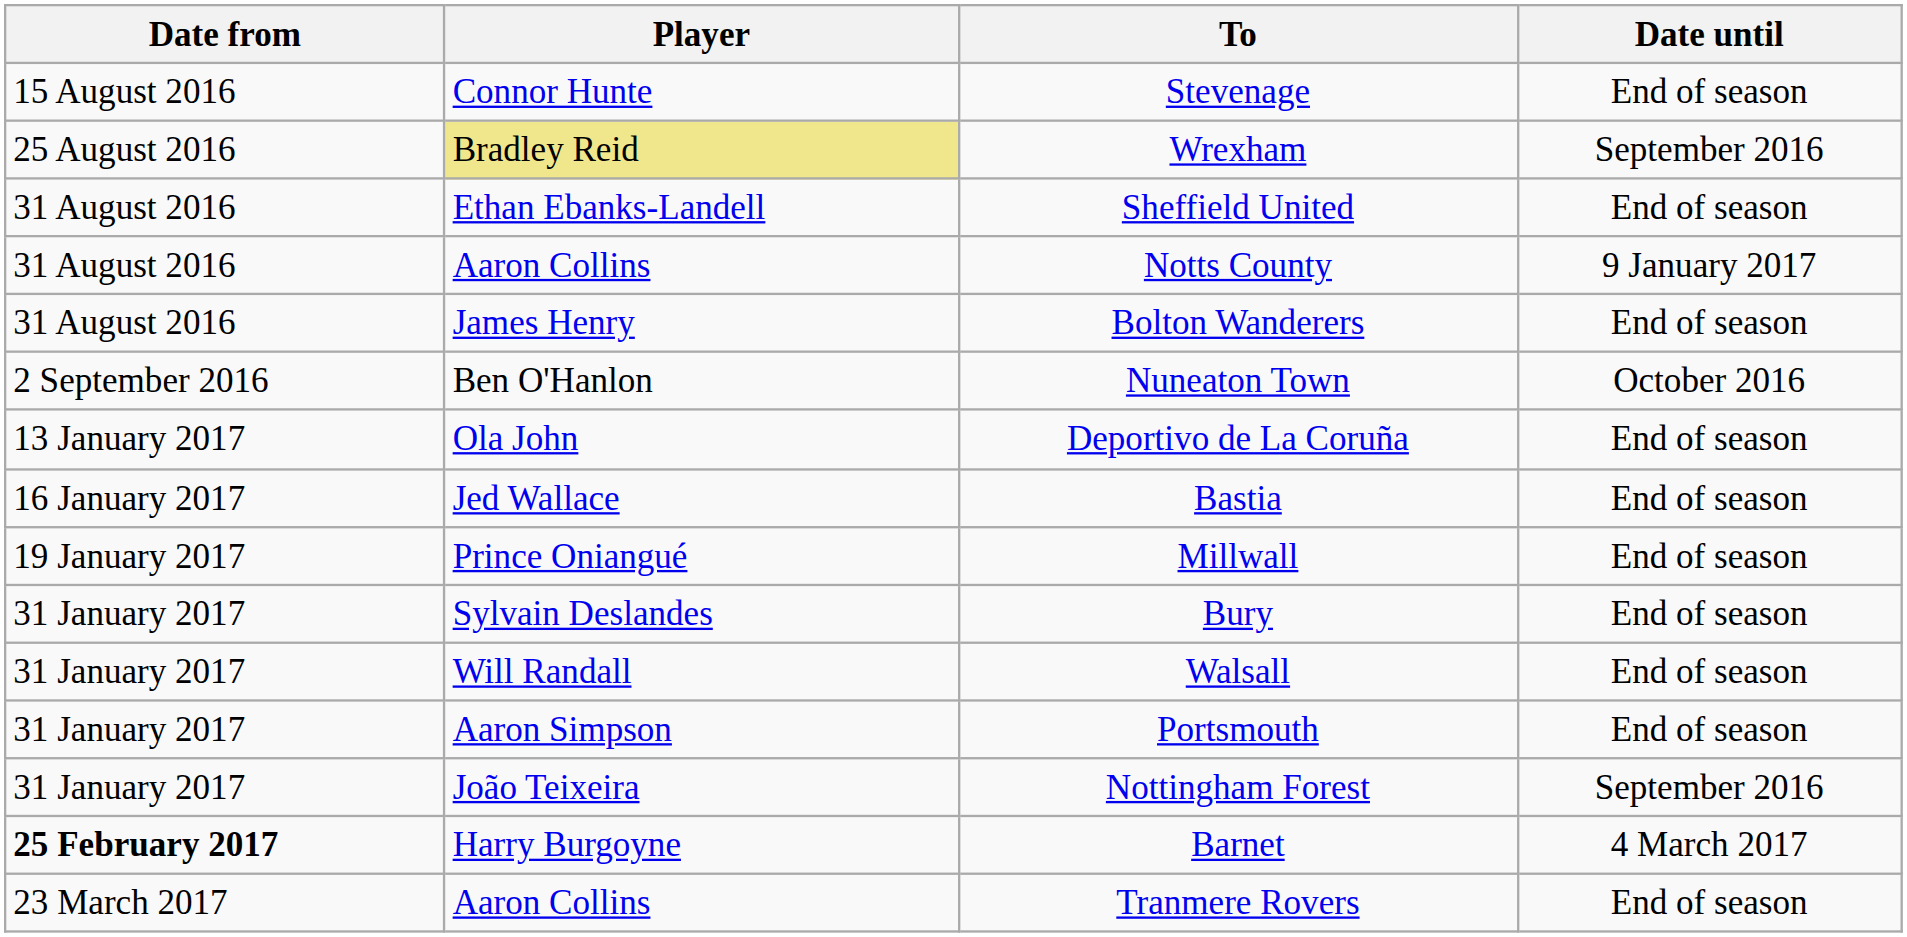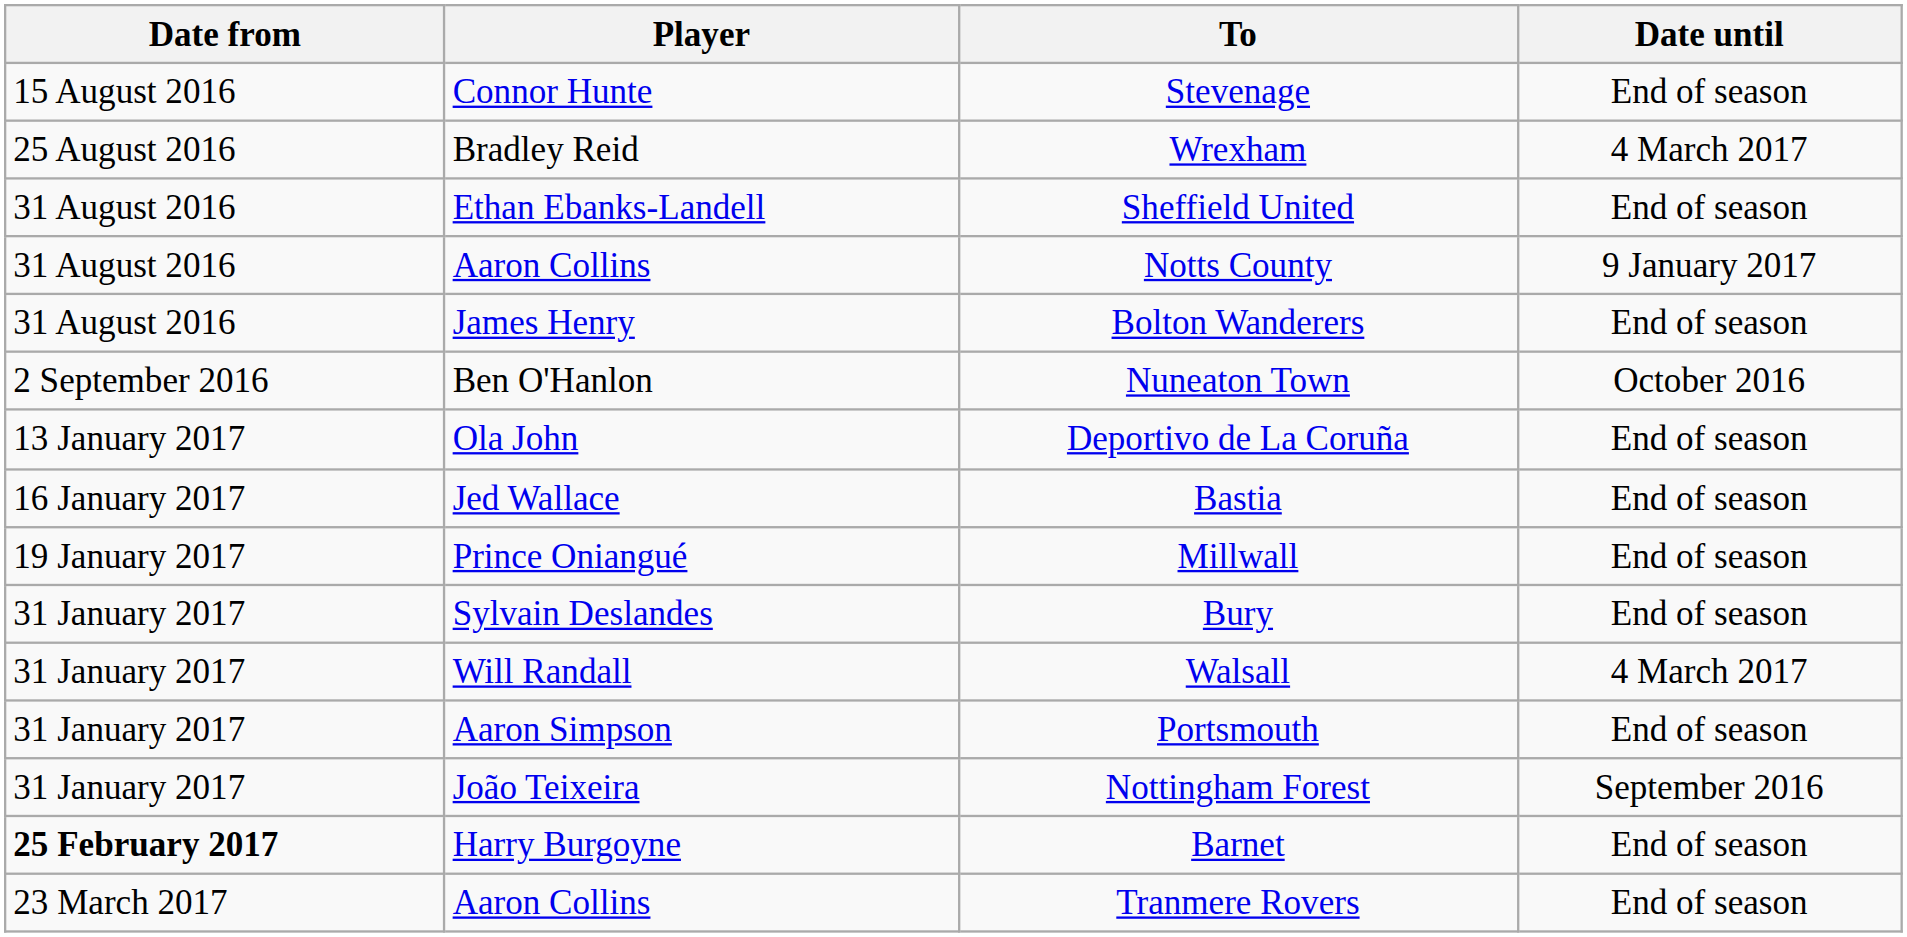(546, 149) khaki background -> (546, 149) no background
(1709, 149) September 2016 -> (1709, 149) 4 March 2017
(1709, 670) End of season -> (1709, 670) 4 March 2017
(1709, 844) 4 March 2017 -> (1709, 844) End of season
